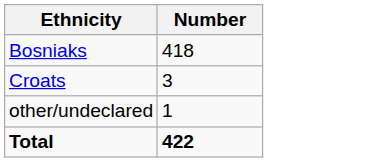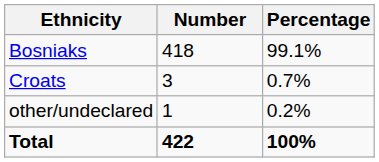+ column: (319, 19)
